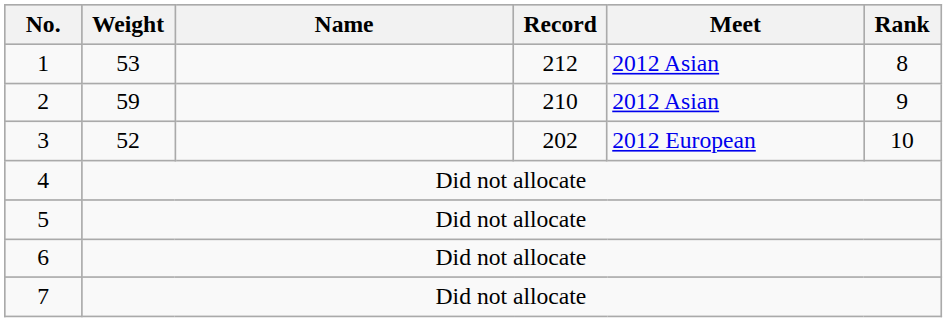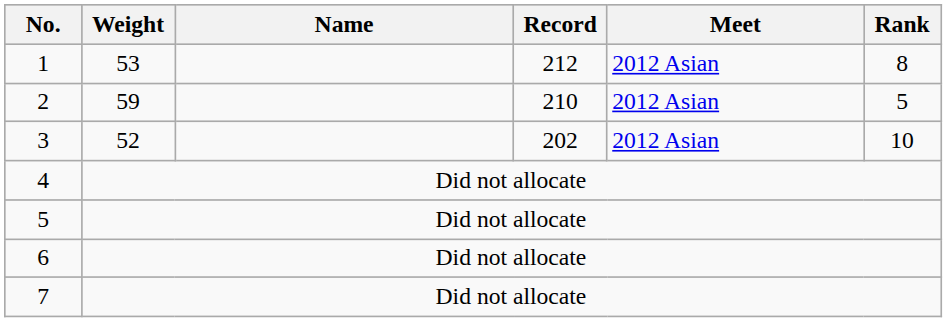(902, 102) 9 -> (902, 102) 5
(684, 141) 2012 European -> (666, 141) 2012 Asian
